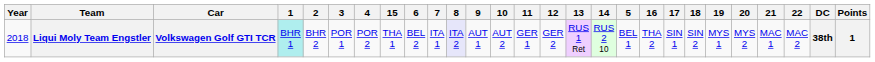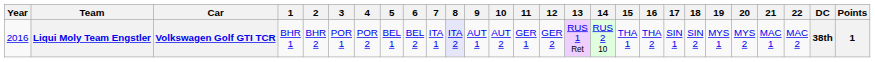columns swapped: (628, 12) <-> (392, 12)
(18, 38) 2018 -> (18, 38) 2016
(291, 38) paleturquoise background -> (291, 38) no background
